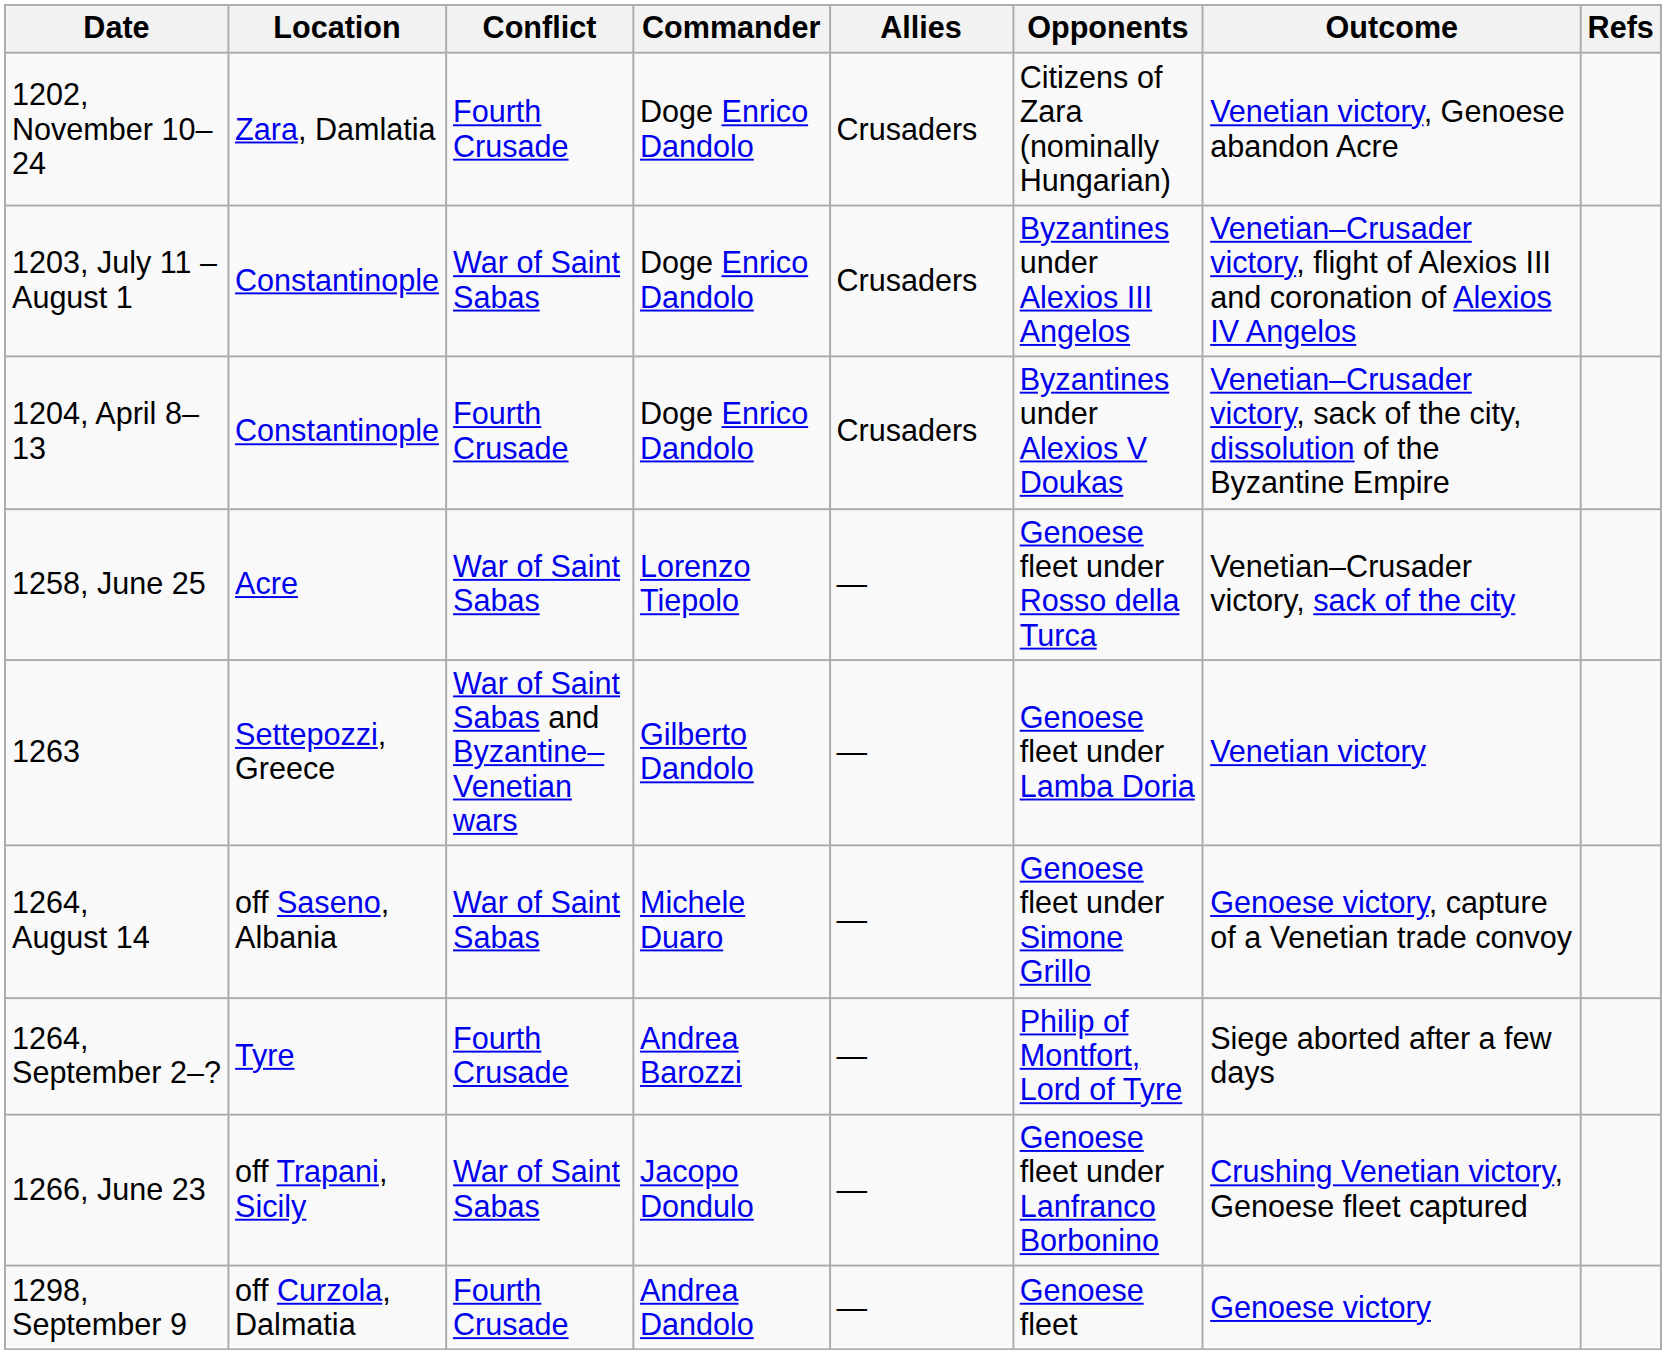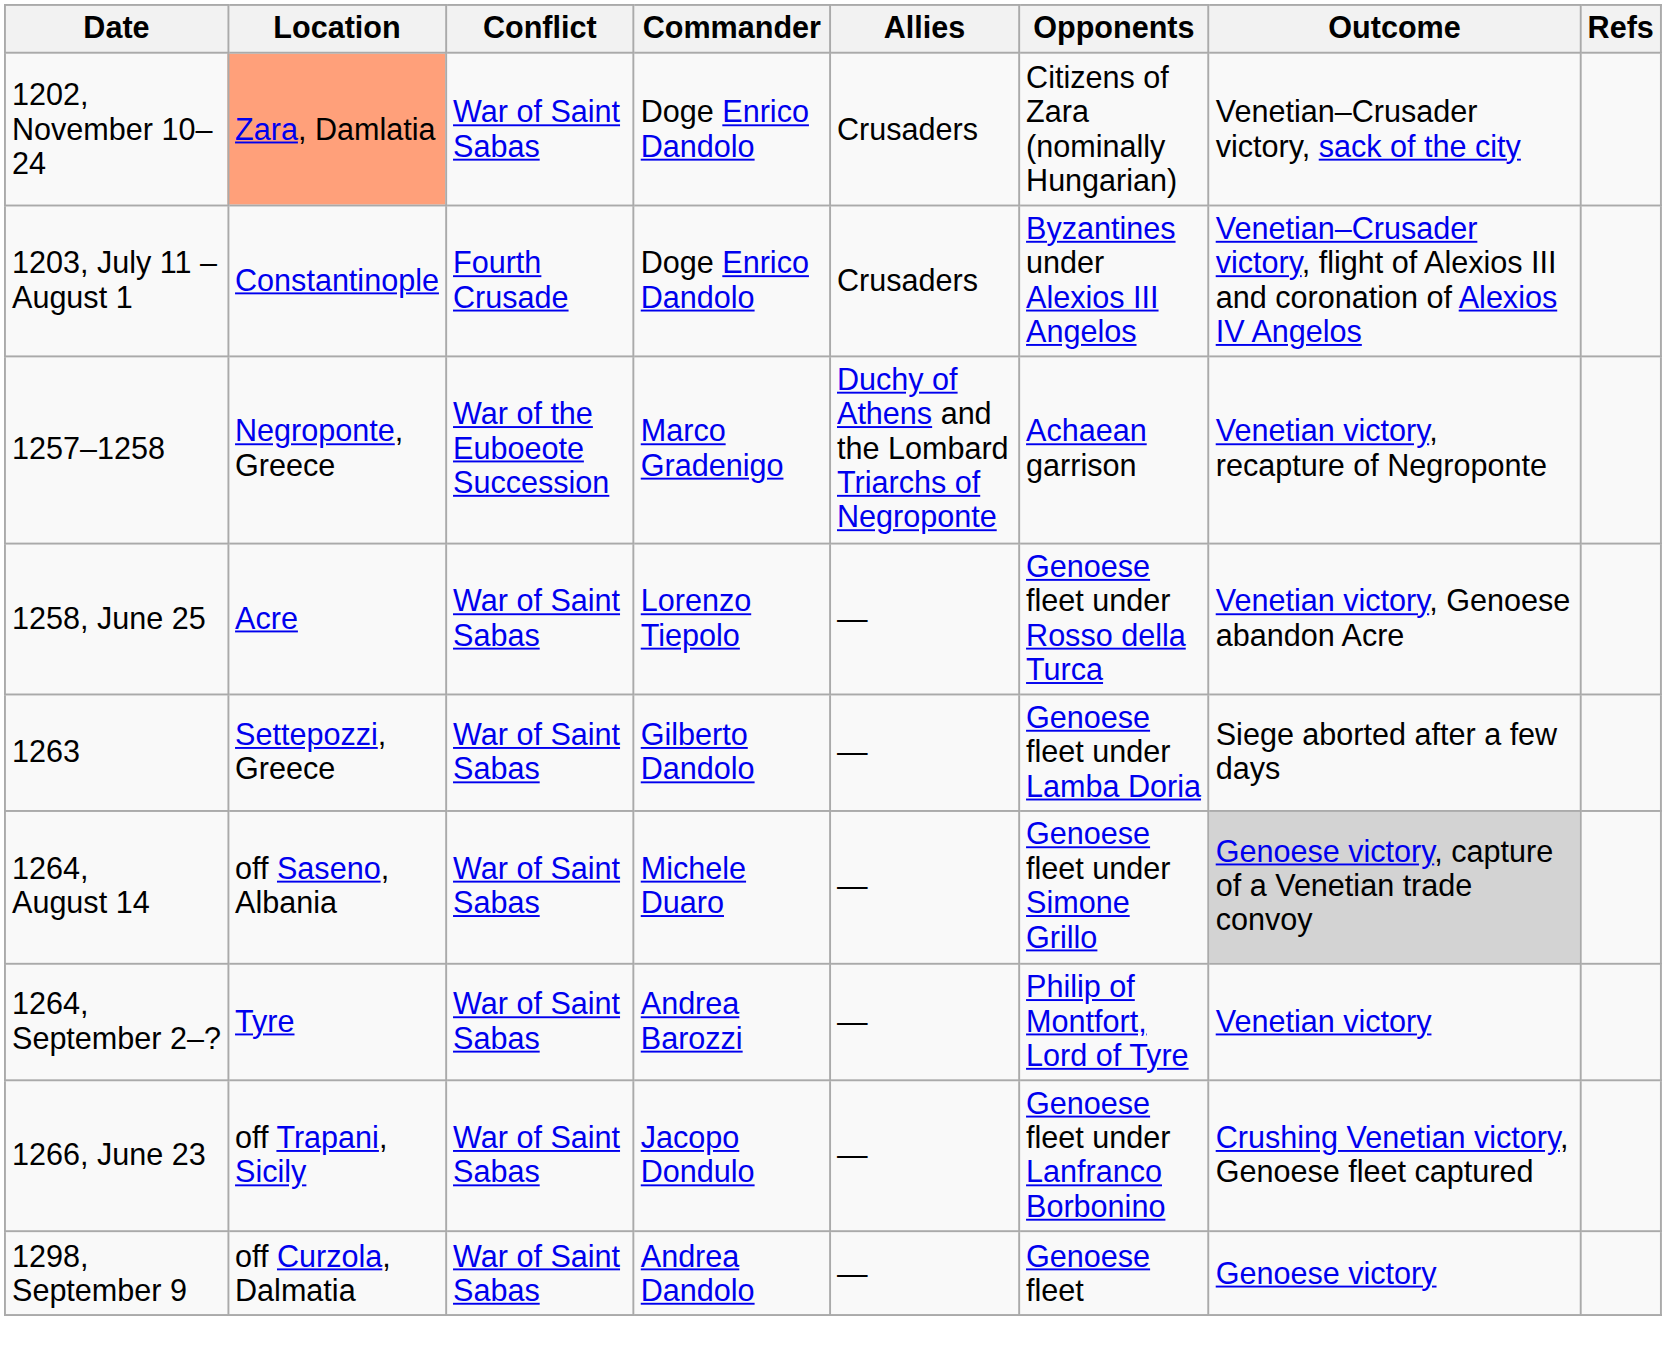(335, 128) no background -> (335, 128) lightsalmon background
(511, 128) Fourth Crusade -> (537, 128) War of Saint Sabas
(1387, 128) Venetian victory, Genoese abandon Acre -> (1368, 128) Venetian–Crusader victory, sack of the city
(537, 280) War of Saint Sabas -> (511, 280) Fourth Crusade
- row: (105, 431)
+ row: (88, 449)
(1363, 583) Venetian–Crusader victory, sack of the city -> (1393, 617) Venetian victory, Genoese abandon Acre
(537, 752) War of Saint Sabas and Byzantine–Venetian wars -> (537, 752) War of Saint Sabas
(1318, 752) Venetian victory -> (1386, 752) Siege aborted after a few days
(1391, 921) no background -> (1384, 886) lightgrey background
(511, 1055) Fourth Crusade -> (537, 1021) War of Saint Sabas
(1381, 1055) Siege aborted after a few days -> (1324, 1021) Venetian victory
(511, 1307) Fourth Crusade -> (537, 1272) War of Saint Sabas
